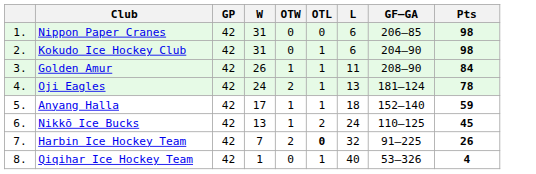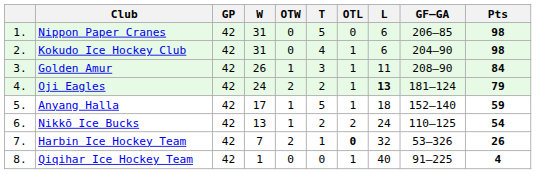+ column: (322, 14)
(353, 86) normal -> (384, 86) bold
(467, 86) 78 -> (498, 86) 79
(467, 123) 45 -> (498, 123) 54
(401, 141) 91–225 -> (432, 141) 53–326
(401, 159) 53–326 -> (432, 159) 91–225
